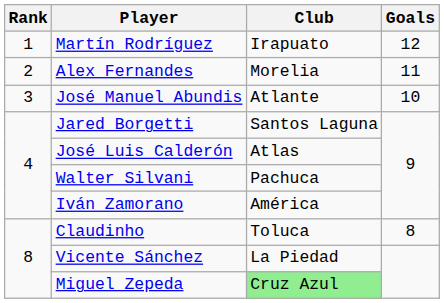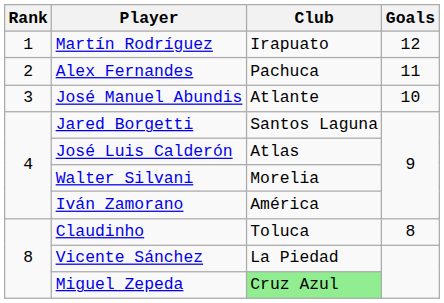(285, 71) Morelia -> (285, 71) Pachuca
(285, 178) Pachuca -> (285, 178) Morelia
